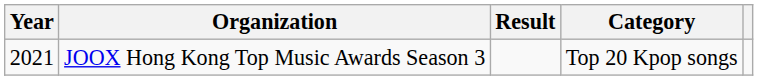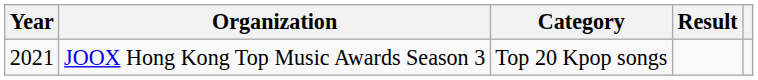columns swapped: (652, 22) <-> (525, 22)
